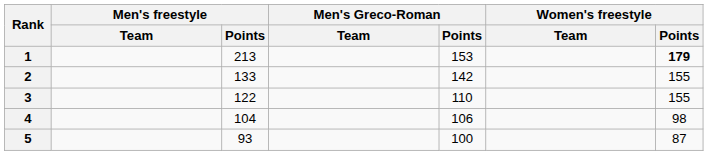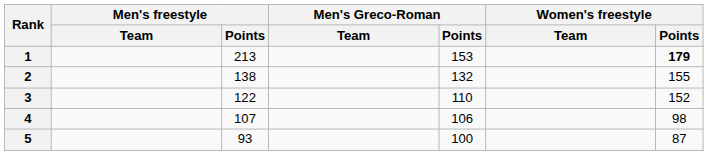(245, 77) 133 -> (245, 77) 138
(462, 77) 142 -> (462, 77) 132
(679, 98) 155 -> (679, 98) 152
(245, 118) 104 -> (245, 118) 107
